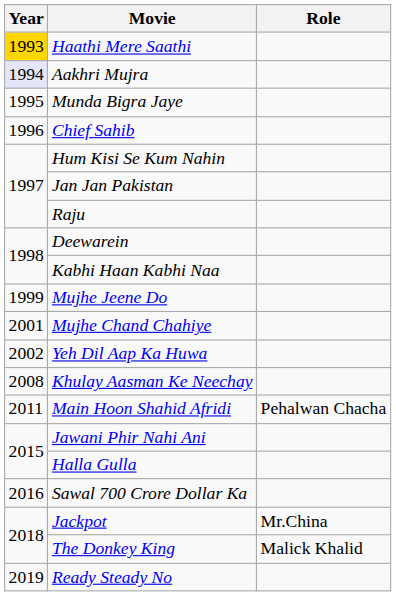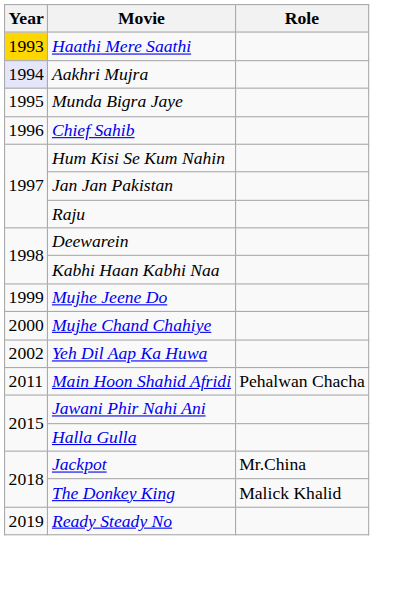(26, 325) 2001 -> (26, 325) 2000
- row: (152, 381)
- row: (150, 492)
